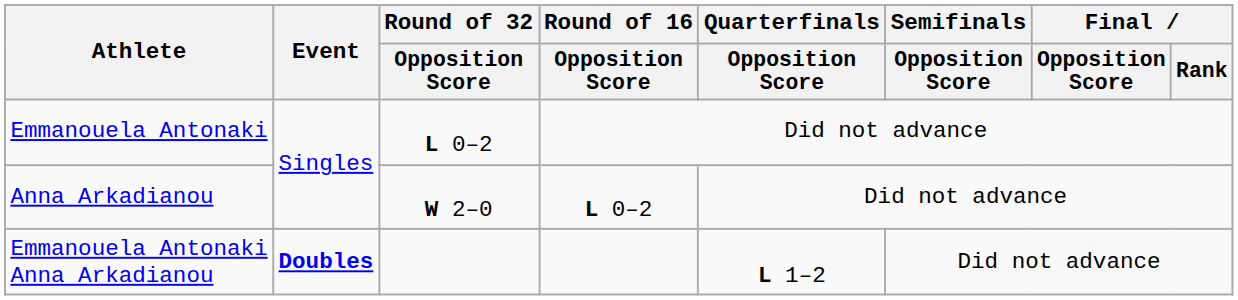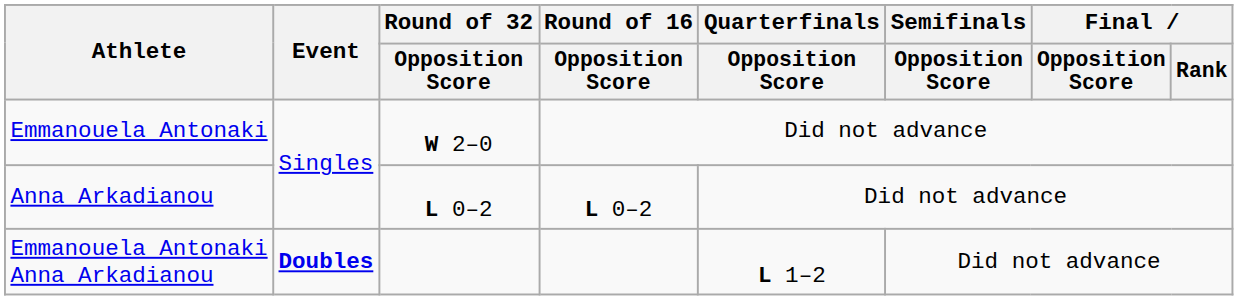(459, 145) L 0–2 -> (459, 145) W 2–0
(459, 210) W 2–0 -> (459, 210) L 0–2
